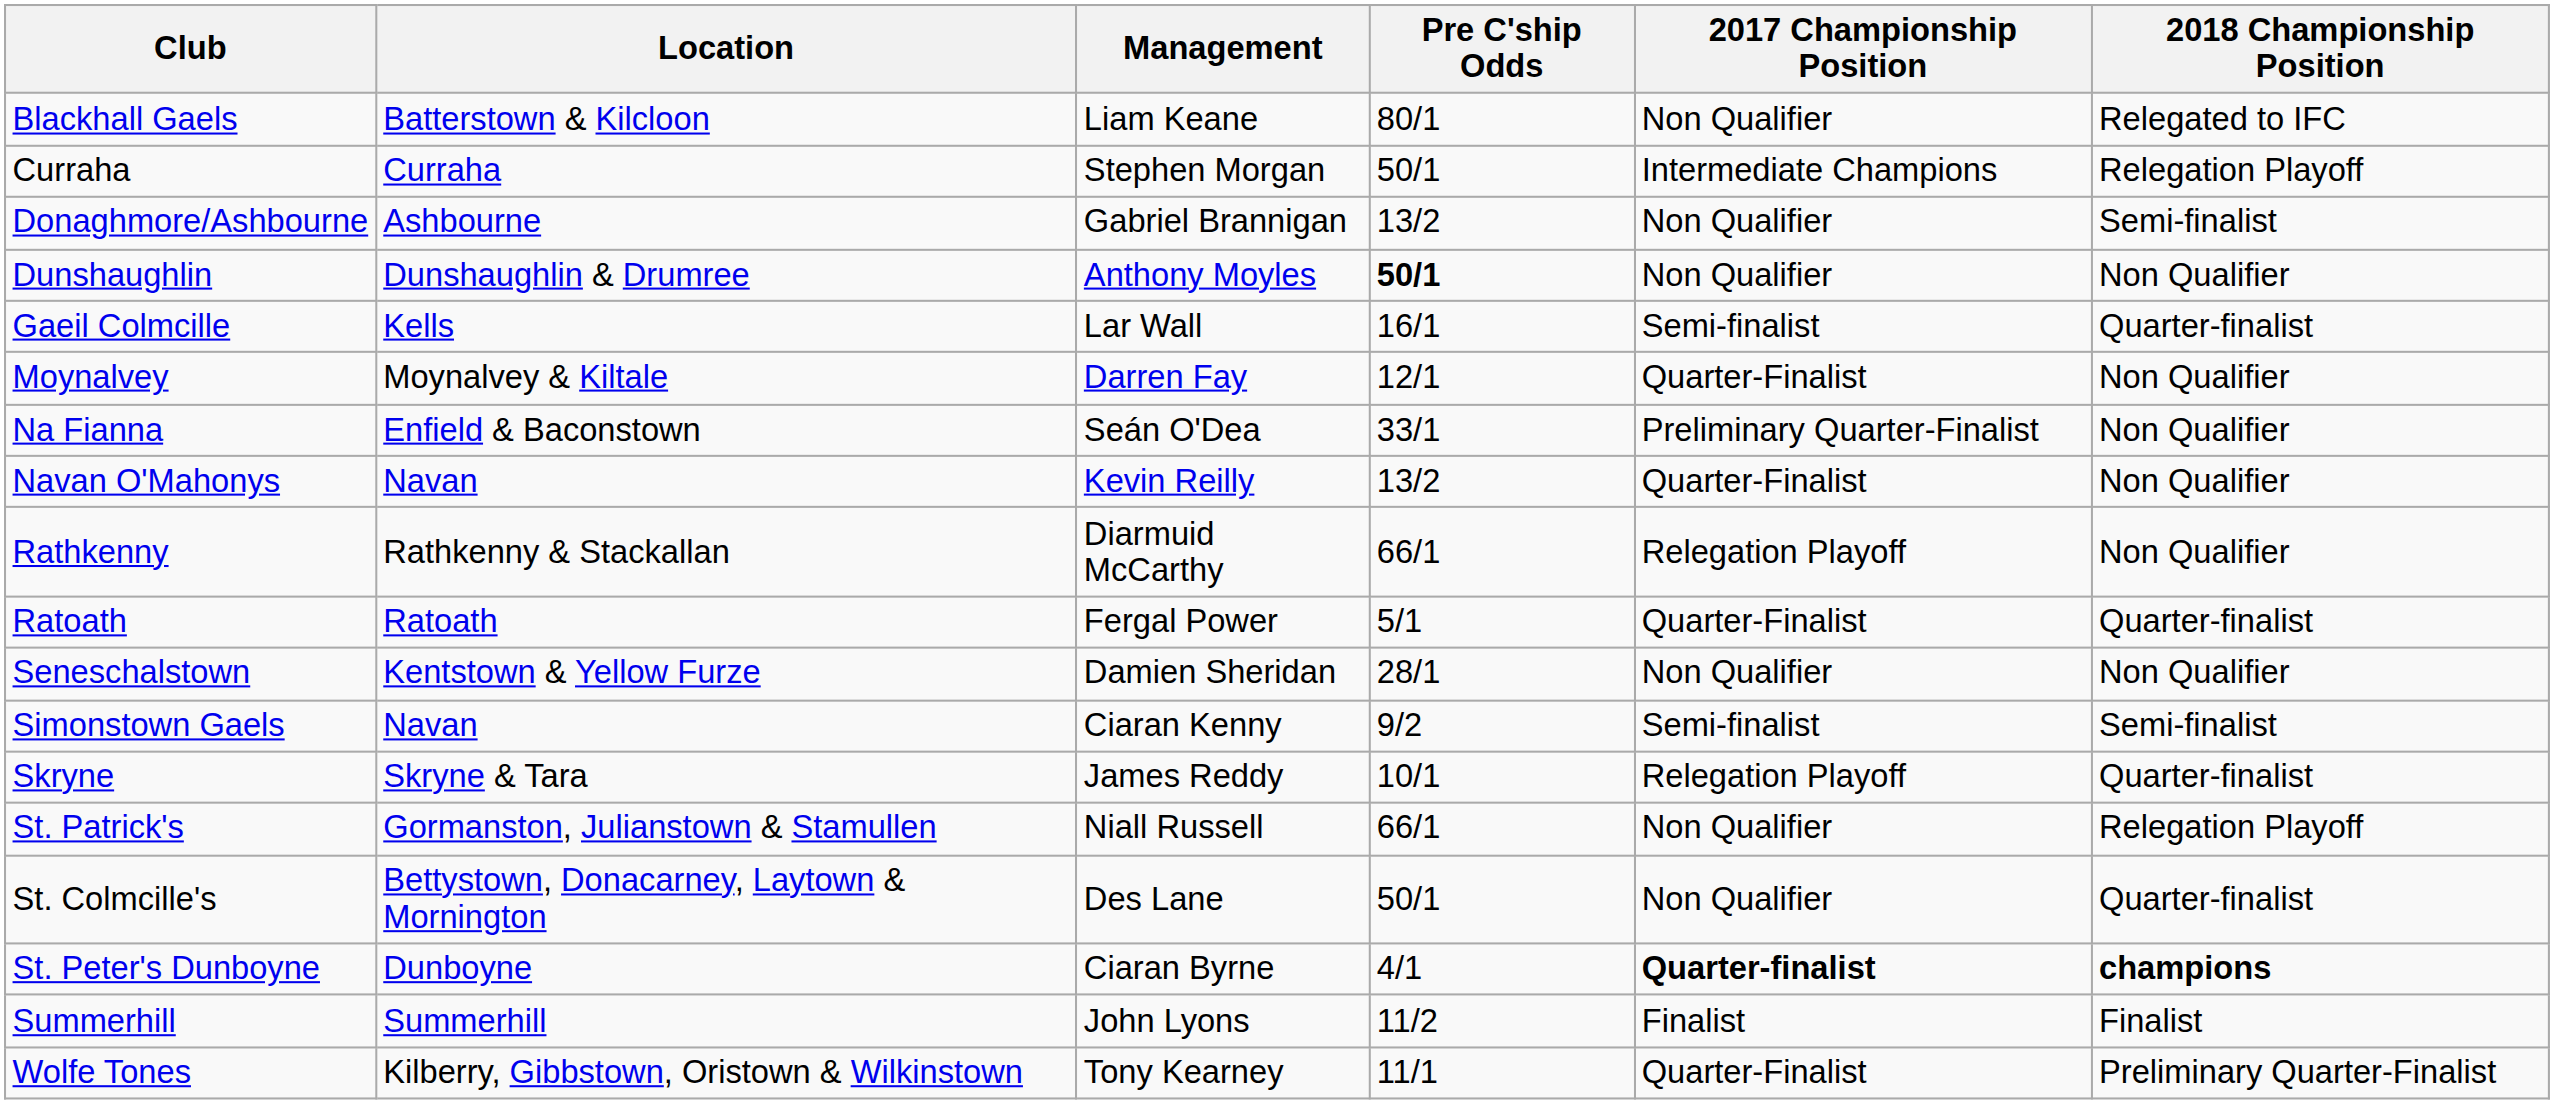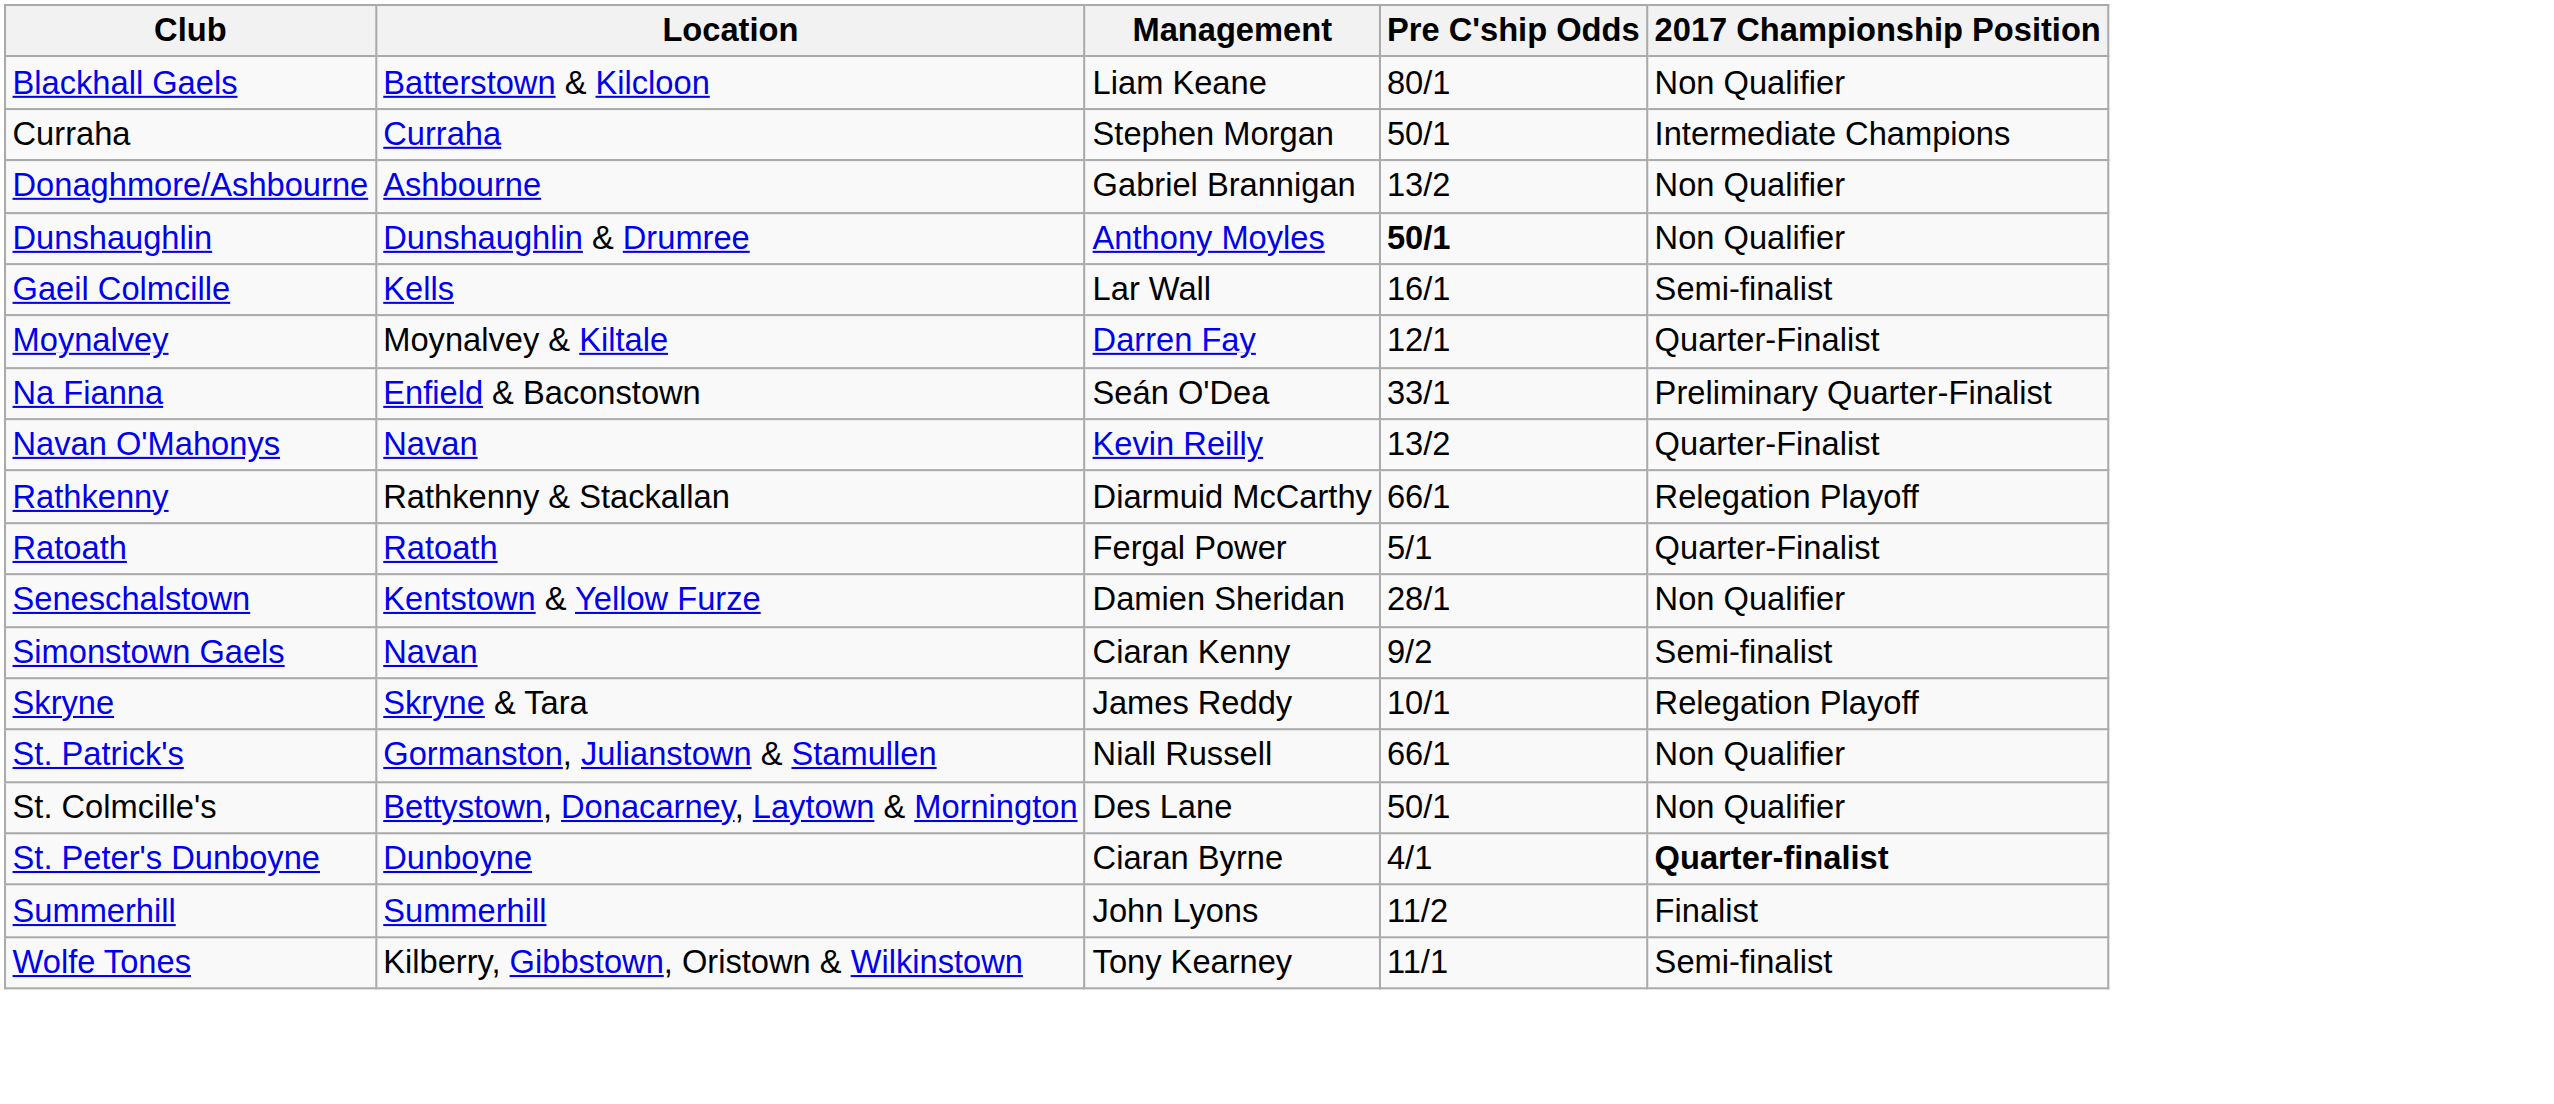- column: (2320, 48)
(1754, 1072) Quarter-Finalist -> (1743, 962) Semi-finalist
